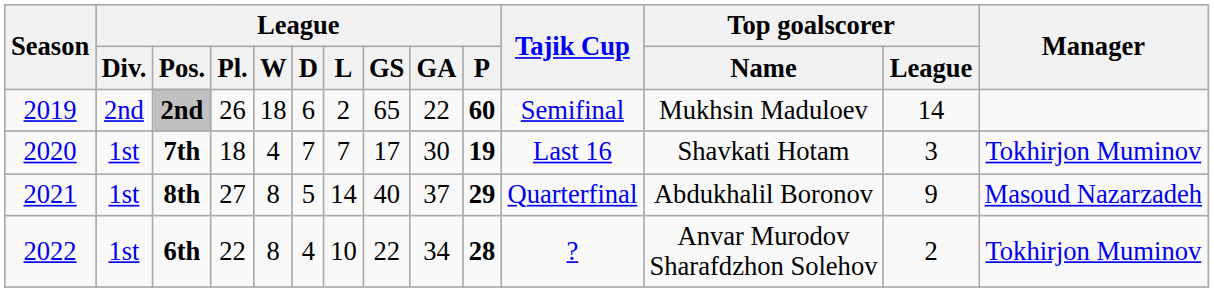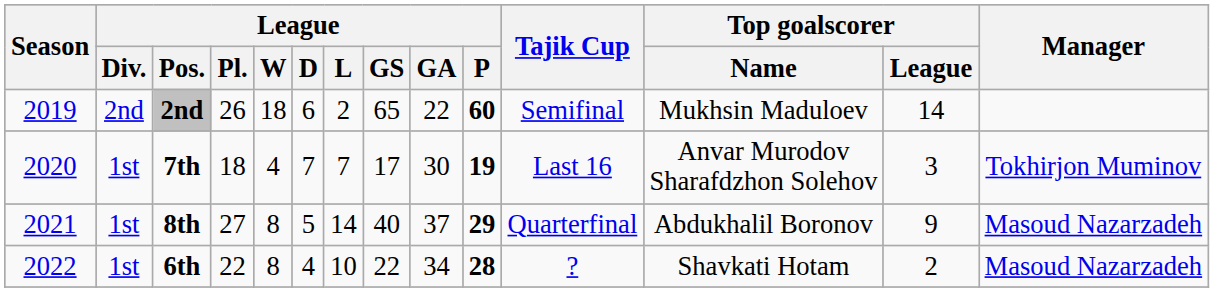(763, 151) Shavkati Hotam -> (764, 166) Anvar Murodov Sharafdzhon Solehov
(764, 251) Anvar Murodov Sharafdzhon Solehov -> (763, 266) Shavkati Hotam
(1093, 251) Tokhirjon Muminov -> (1093, 266) Masoud Nazarzadeh
